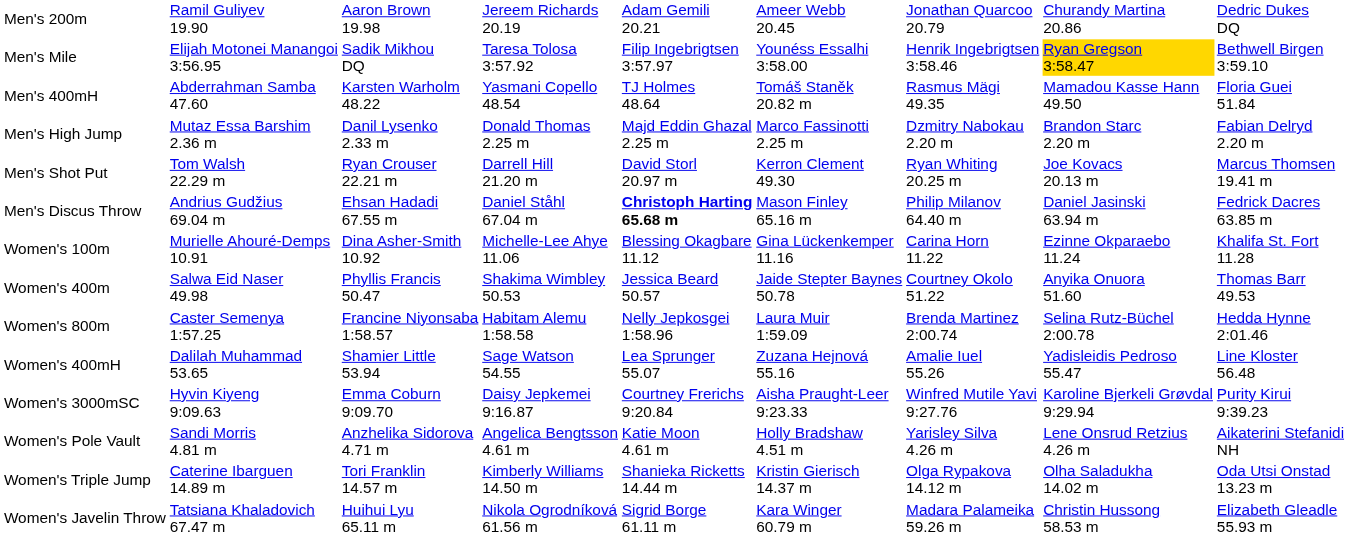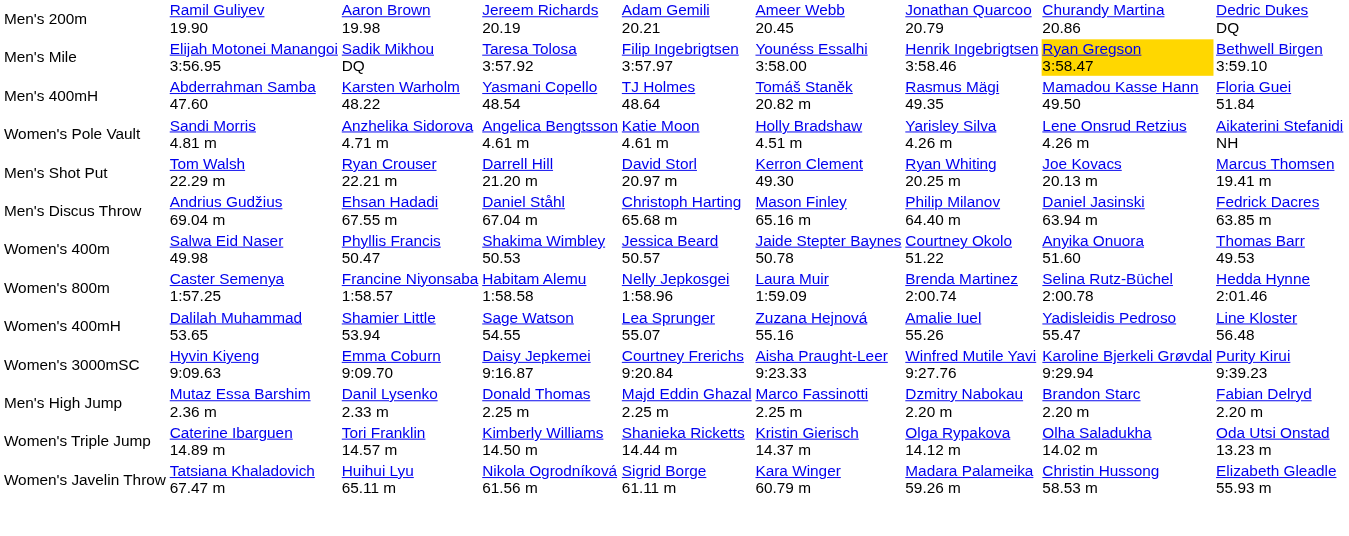rows swapped: (63, 134) <-> (72, 441)
(687, 211) bold -> (682, 211) normal
- row: (57, 249)
